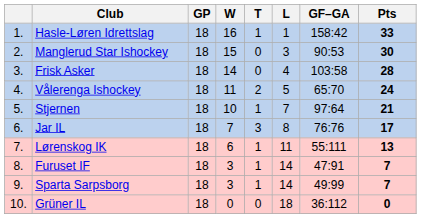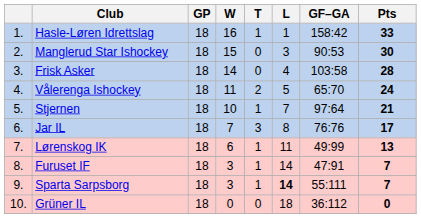(329, 147) 55:111 -> (329, 147) 49:99
(286, 185) normal -> (286, 185) bold
(329, 185) 49:99 -> (329, 185) 55:111
